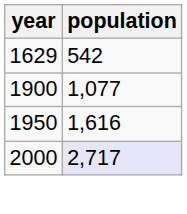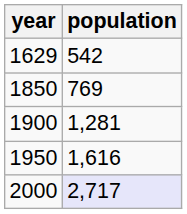+ row: (33, 89)
(94, 89) 1,077 -> (94, 123) 1,281
